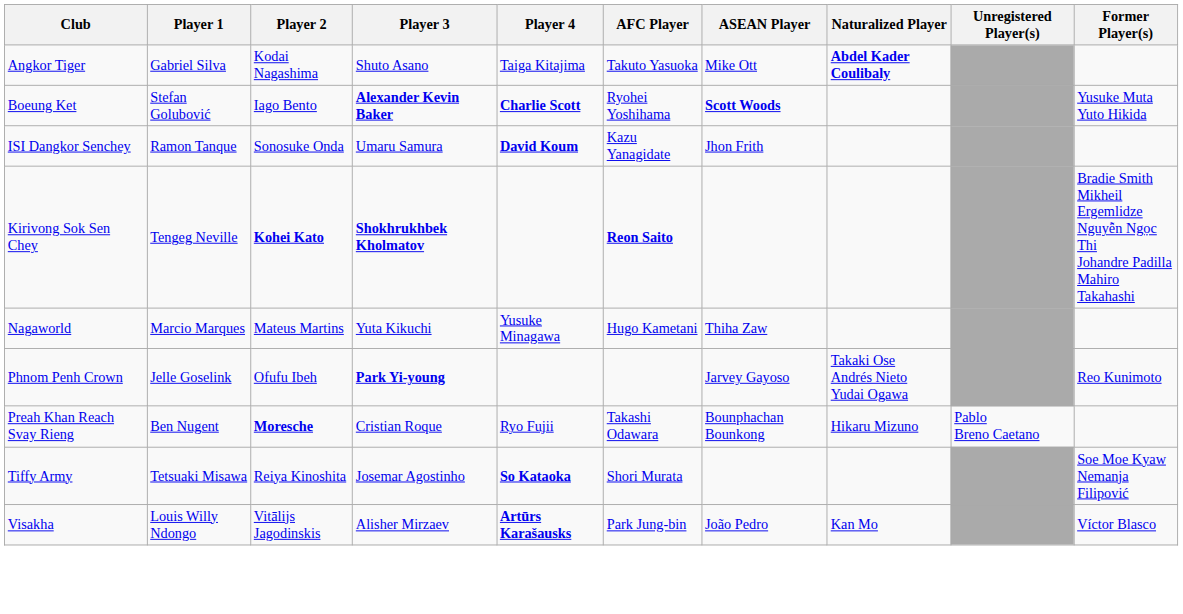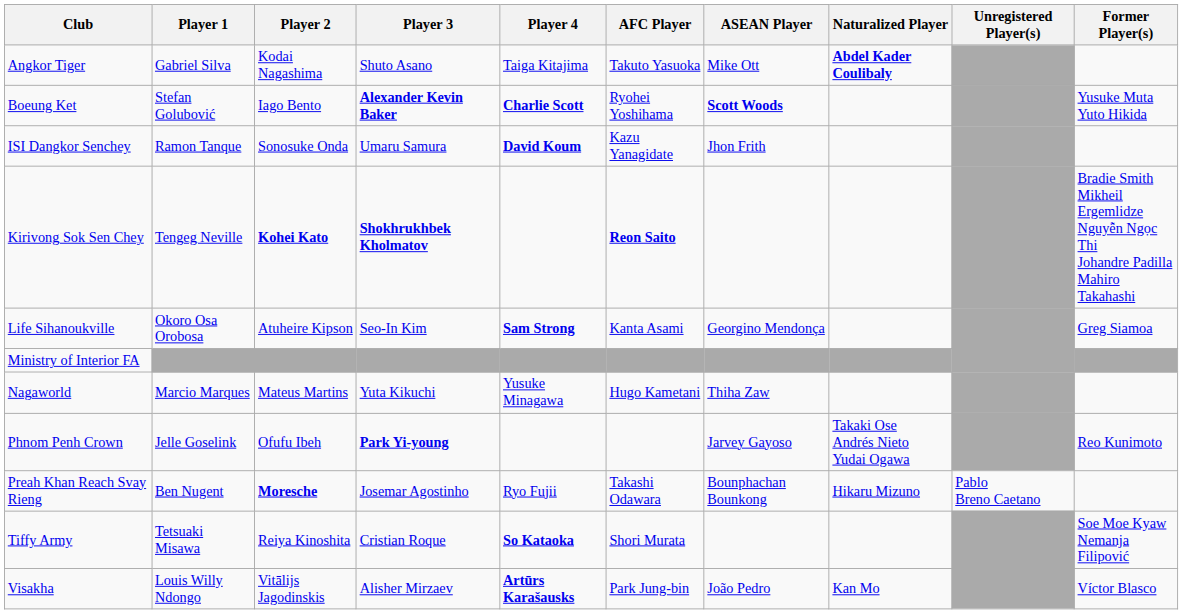+ row: (61, 328)
+ row: (74, 360)
(399, 426) Cristian Roque -> (414, 490) Josemar Agostinho
(410, 475) Josemar Agostinho -> (403, 539) Cristian Roque
